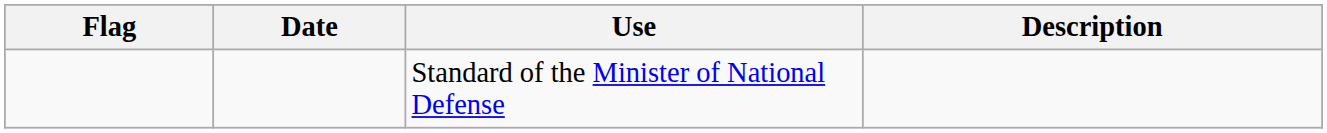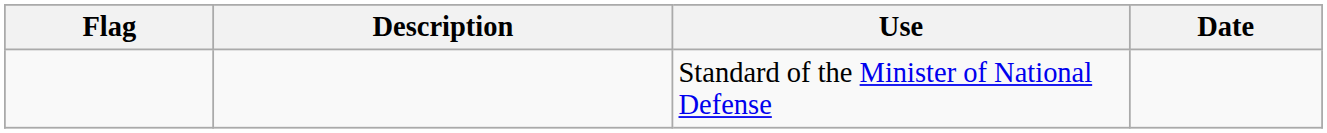columns swapped: (309, 27) <-> (1092, 27)
